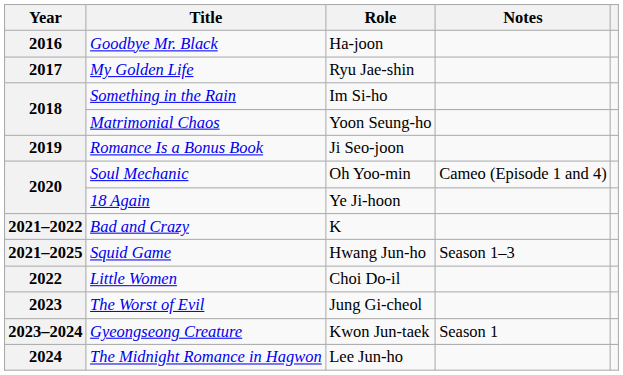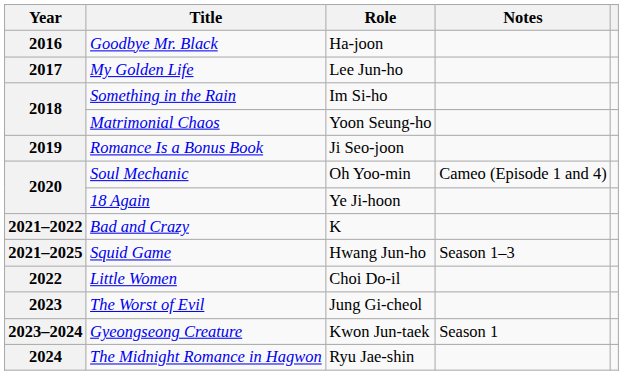(372, 69) Ryu Jae-shin -> (366, 69) Lee Jun-ho
(366, 357) Lee Jun-ho -> (372, 357) Ryu Jae-shin
